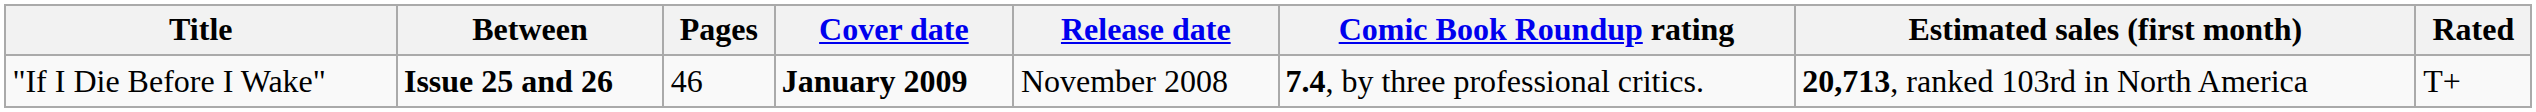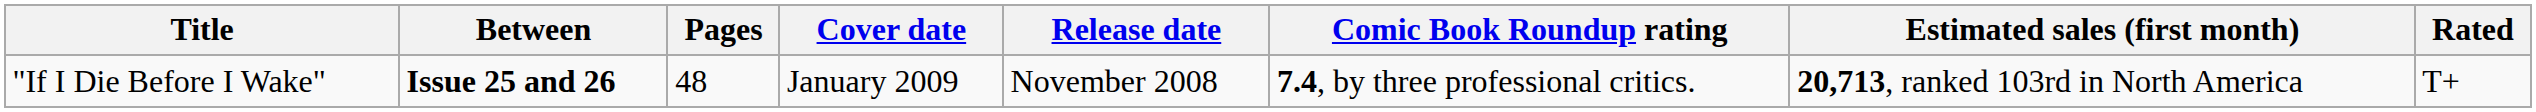(687, 80) 46 -> (691, 80) 48
(875, 80) bold -> (873, 80) normal
